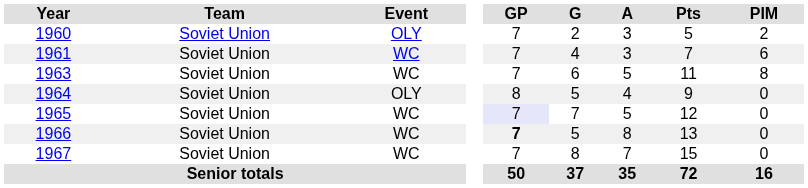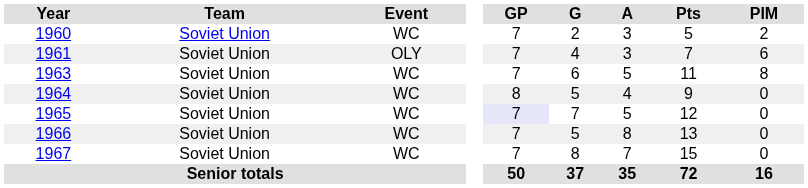(406, 34) OLY -> (406, 34) WC
(406, 54) WC -> (406, 54) OLY
(406, 94) OLY -> (406, 94) WC
(516, 134) bold -> (516, 134) normal
